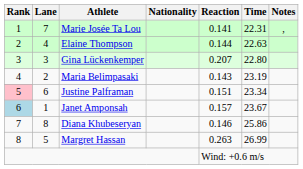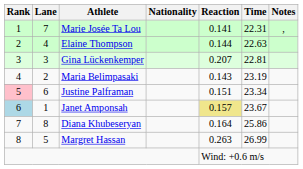(255, 60) 22.80 -> (255, 60) 22.81
(220, 108) no background -> (220, 108) khaki background
(220, 124) 0.146 -> (220, 124) 0.164
